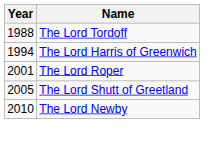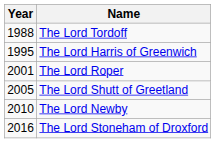(20, 52) 1994 -> (20, 52) 1995
+ row: (124, 128)
